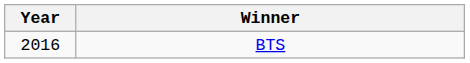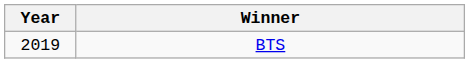(40, 45) 2016 -> (40, 45) 2019
